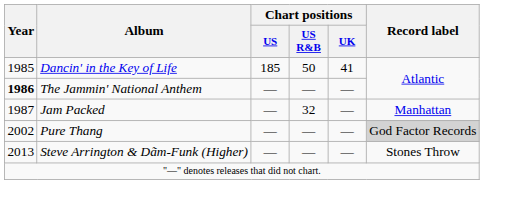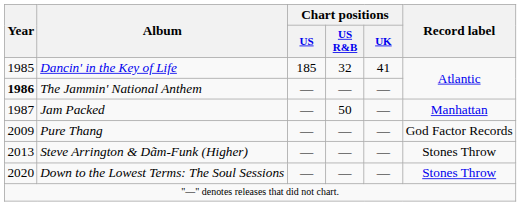(309, 67) 50 -> (345, 67) 32
(309, 110) 32 -> (345, 110) 50
(21, 131) 2002 -> (21, 131) 2009
(423, 131) lightgrey background -> (459, 131) no background
+ row: (162, 173)
